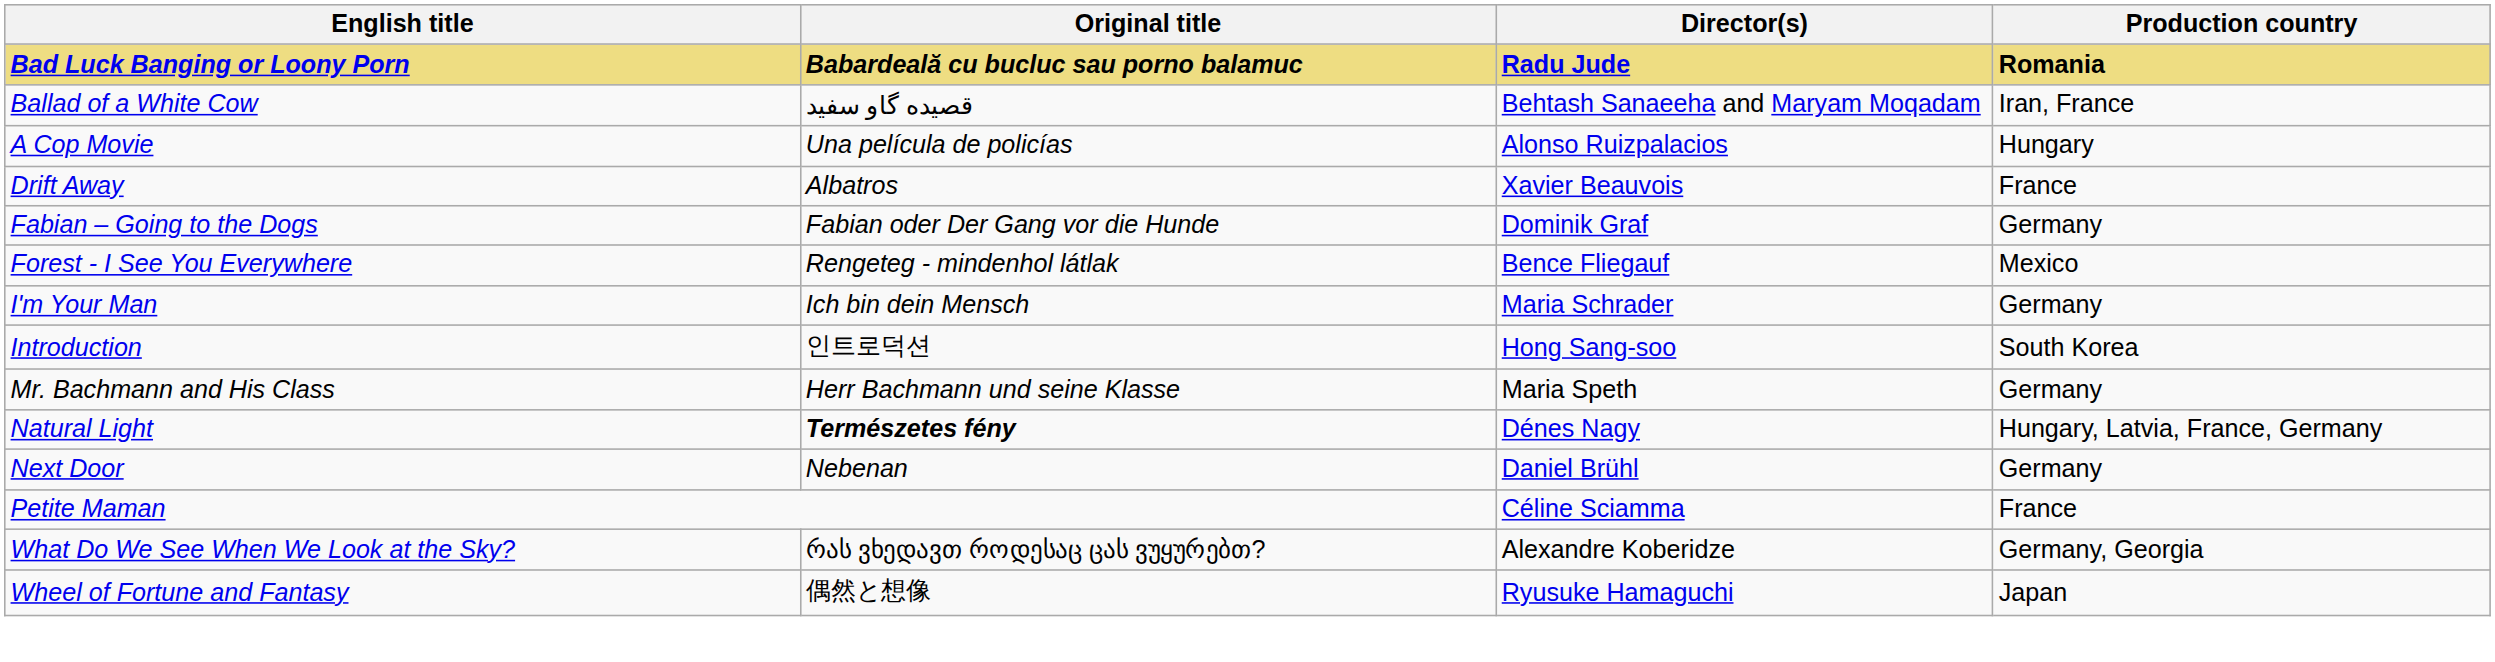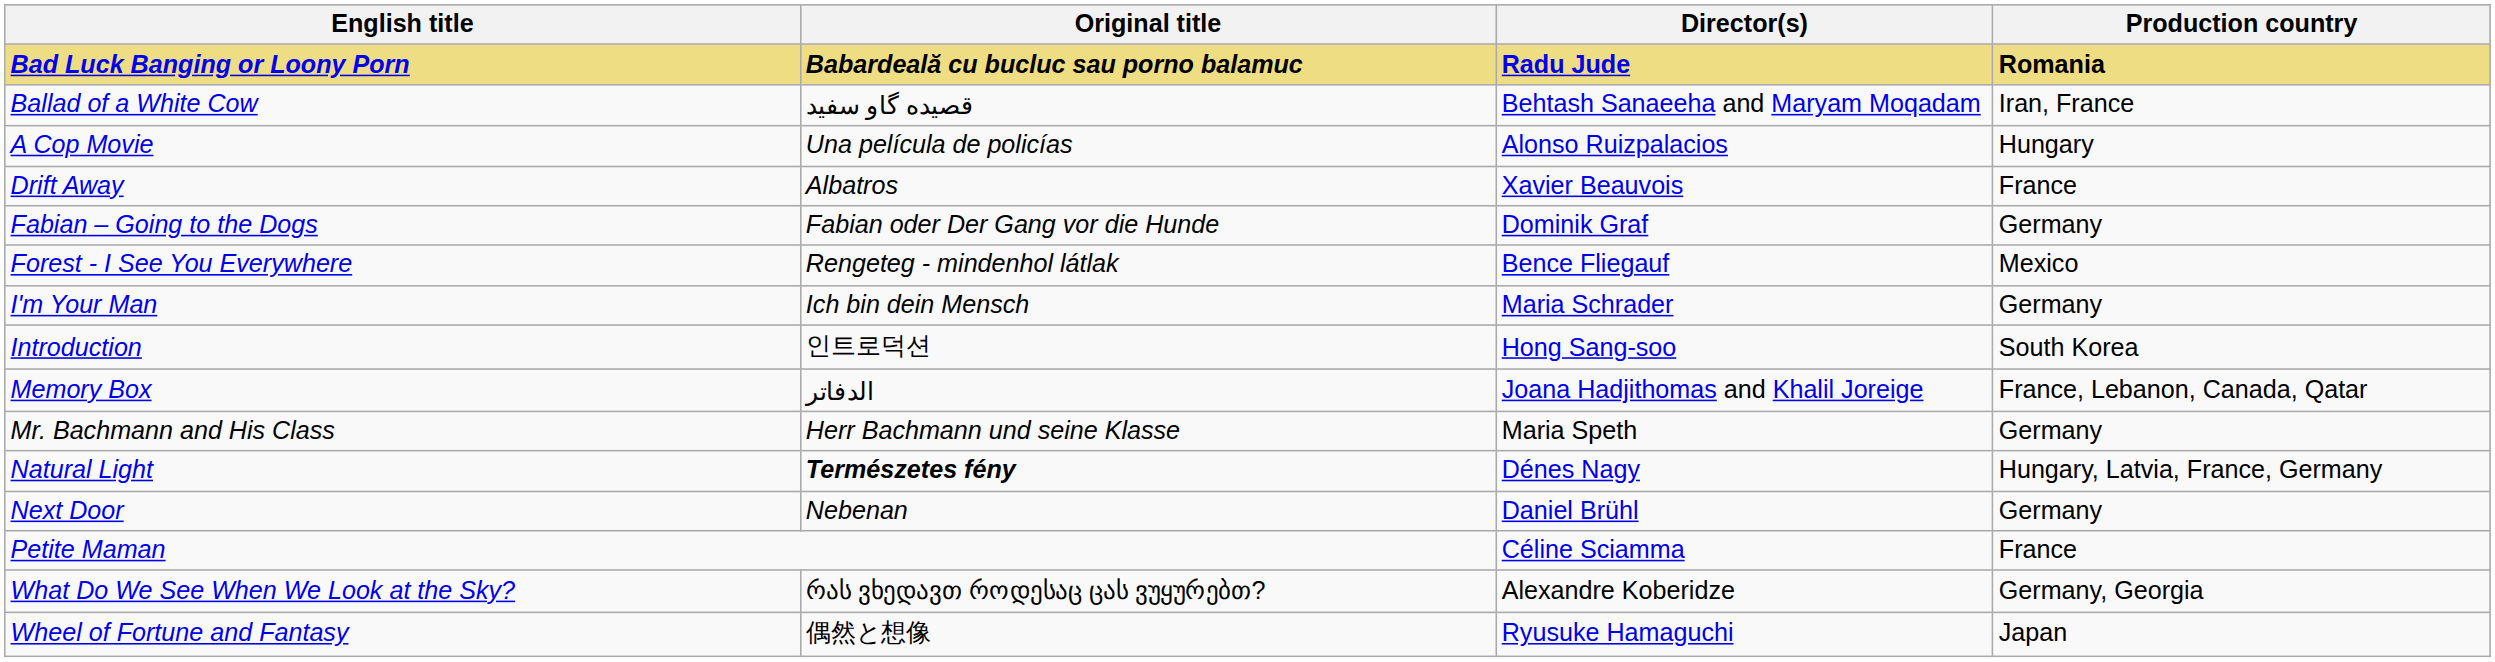+ row: (81, 390)
